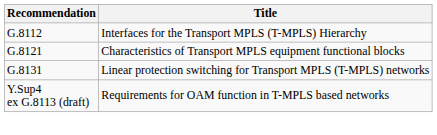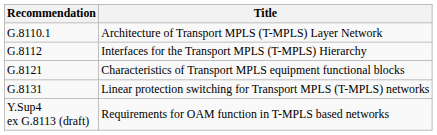+ row: (242, 32)
